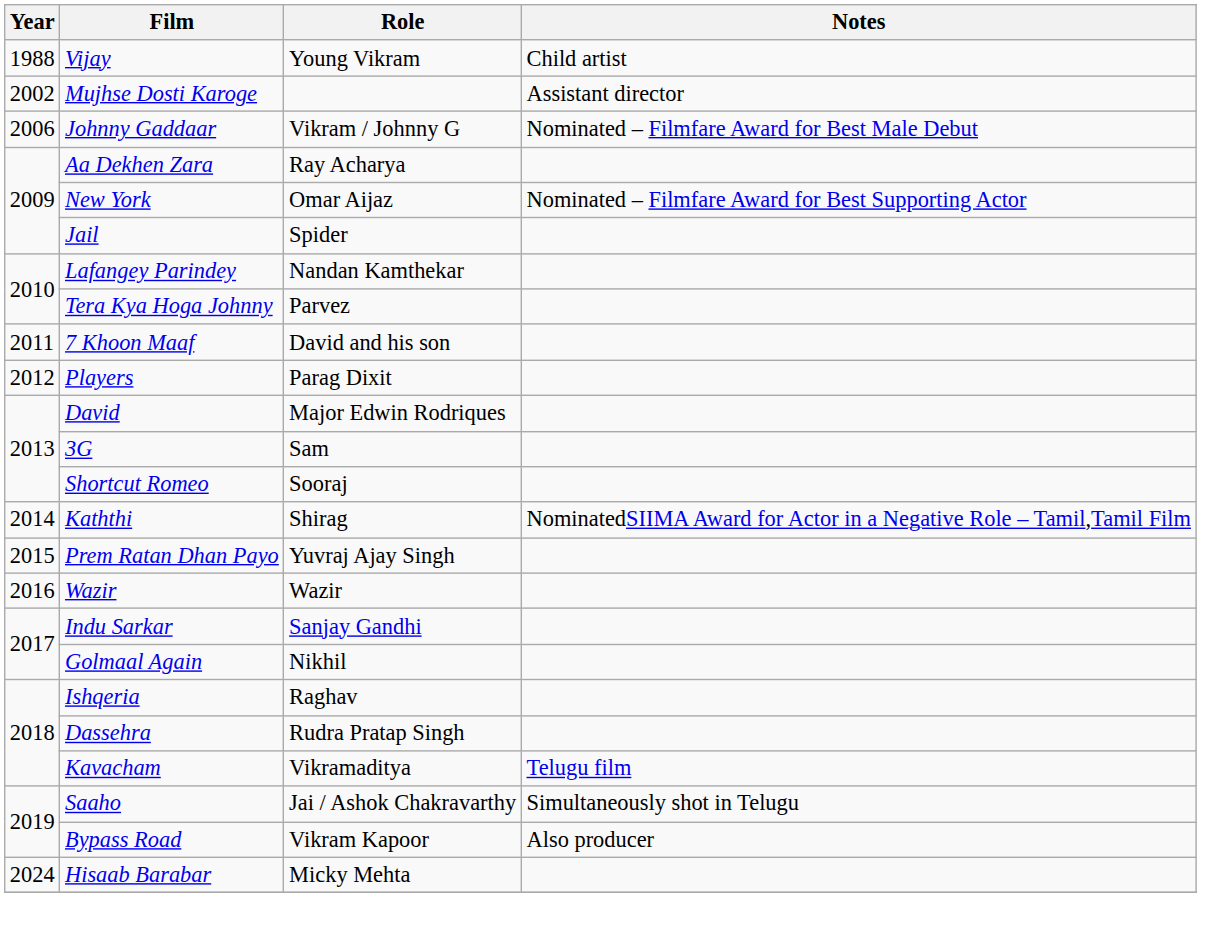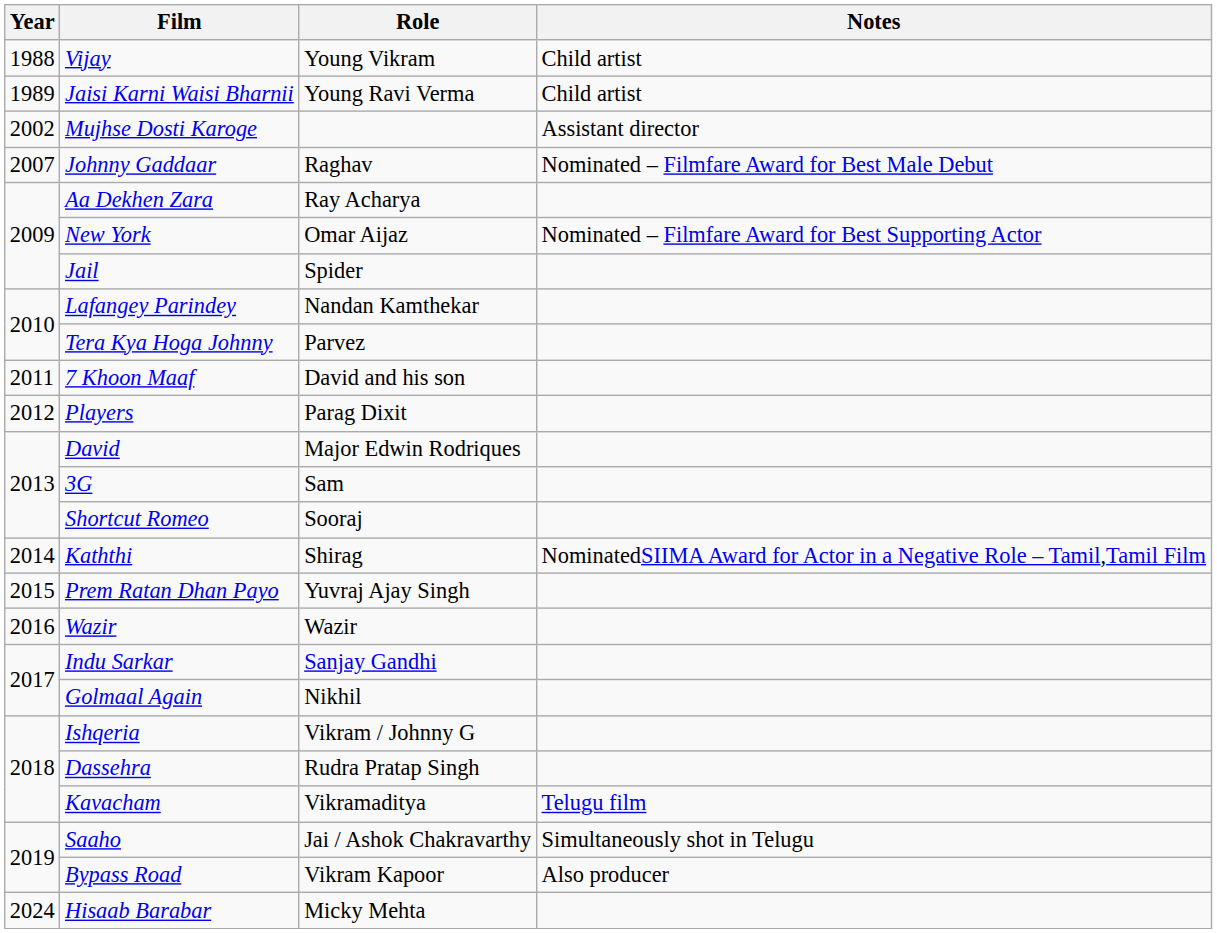+ row: (179, 93)
(32, 128) 2006 -> (32, 164) 2007
(375, 128) Vikram / Johnny G -> (338, 164) Raghav
(323, 697) Raghav -> (390, 732) Vikram / Johnny G
